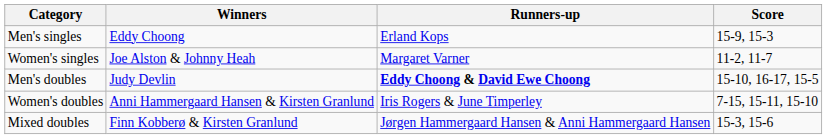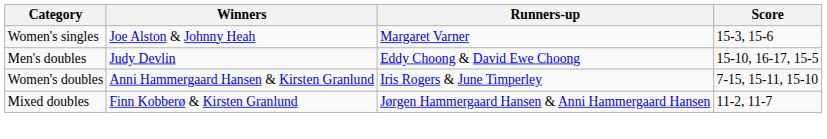- row: (45, 36)
(744, 58) 11-2, 11-7 -> (745, 36) 15-3, 15-6
(485, 79) bold -> (480, 58) normal
(745, 123) 15-3, 15-6 -> (744, 101) 11-2, 11-7
